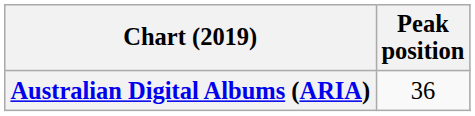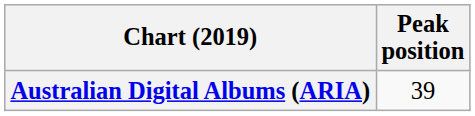(423, 90) 36 -> (423, 90) 39
